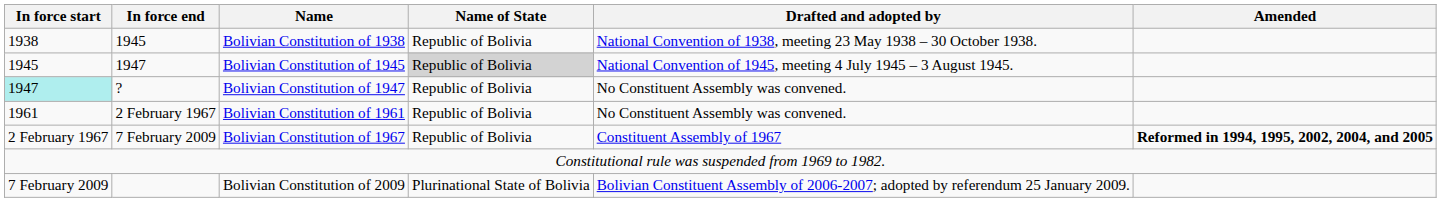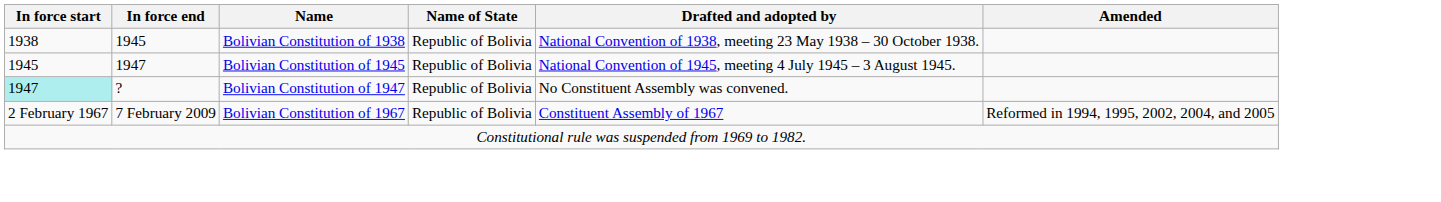(472, 64) lightgrey background -> (472, 64) no background
- row: (314, 112)
(1285, 137) bold -> (1130, 112) normal
- row: (314, 185)
